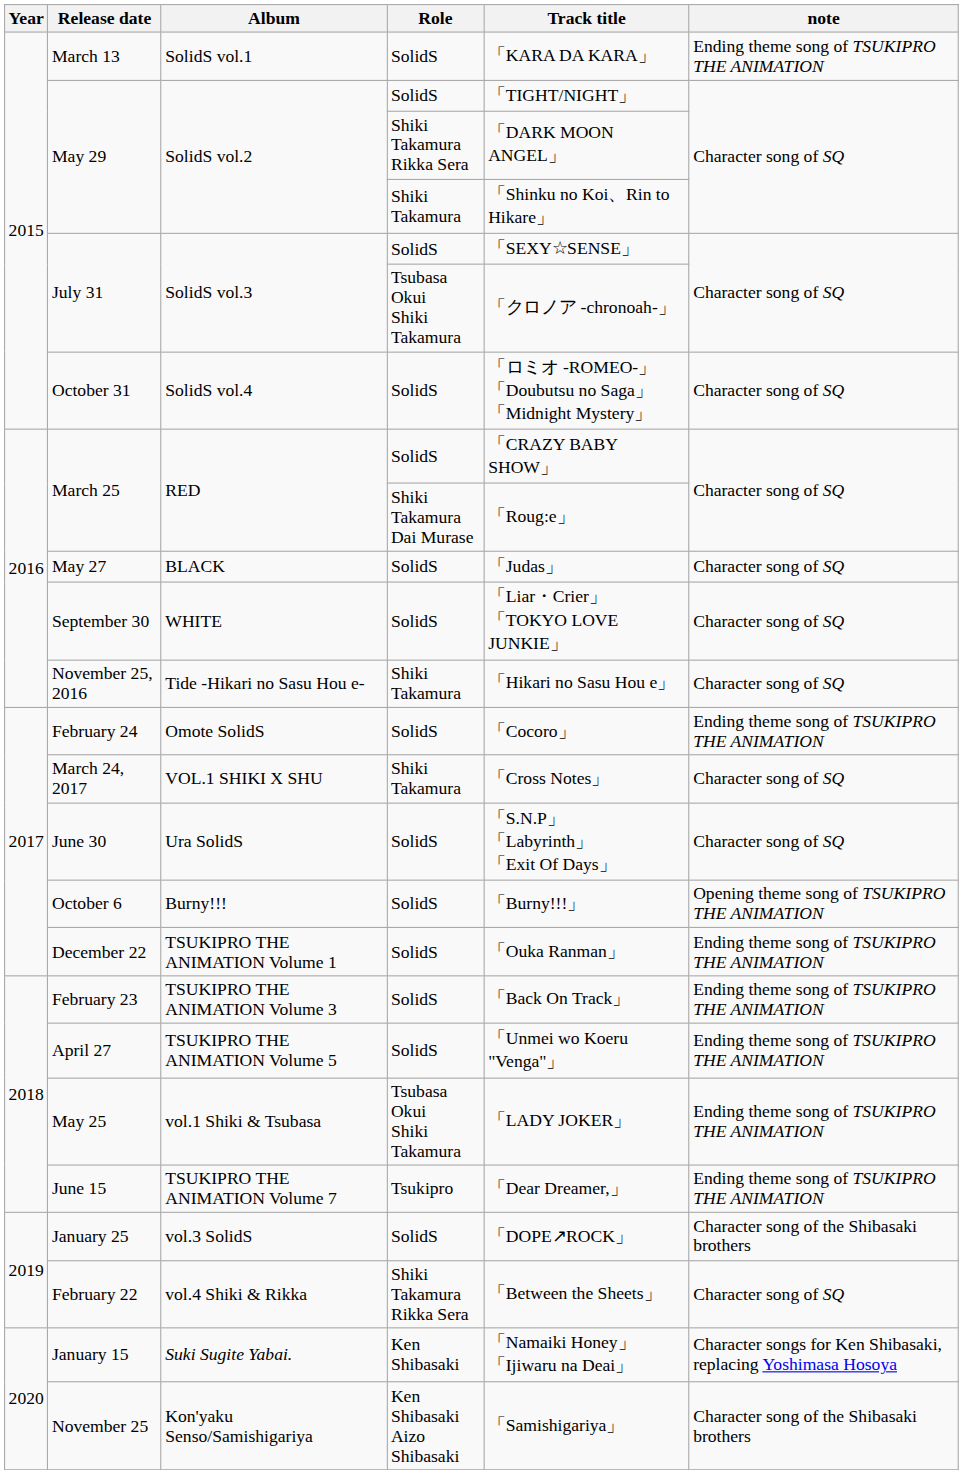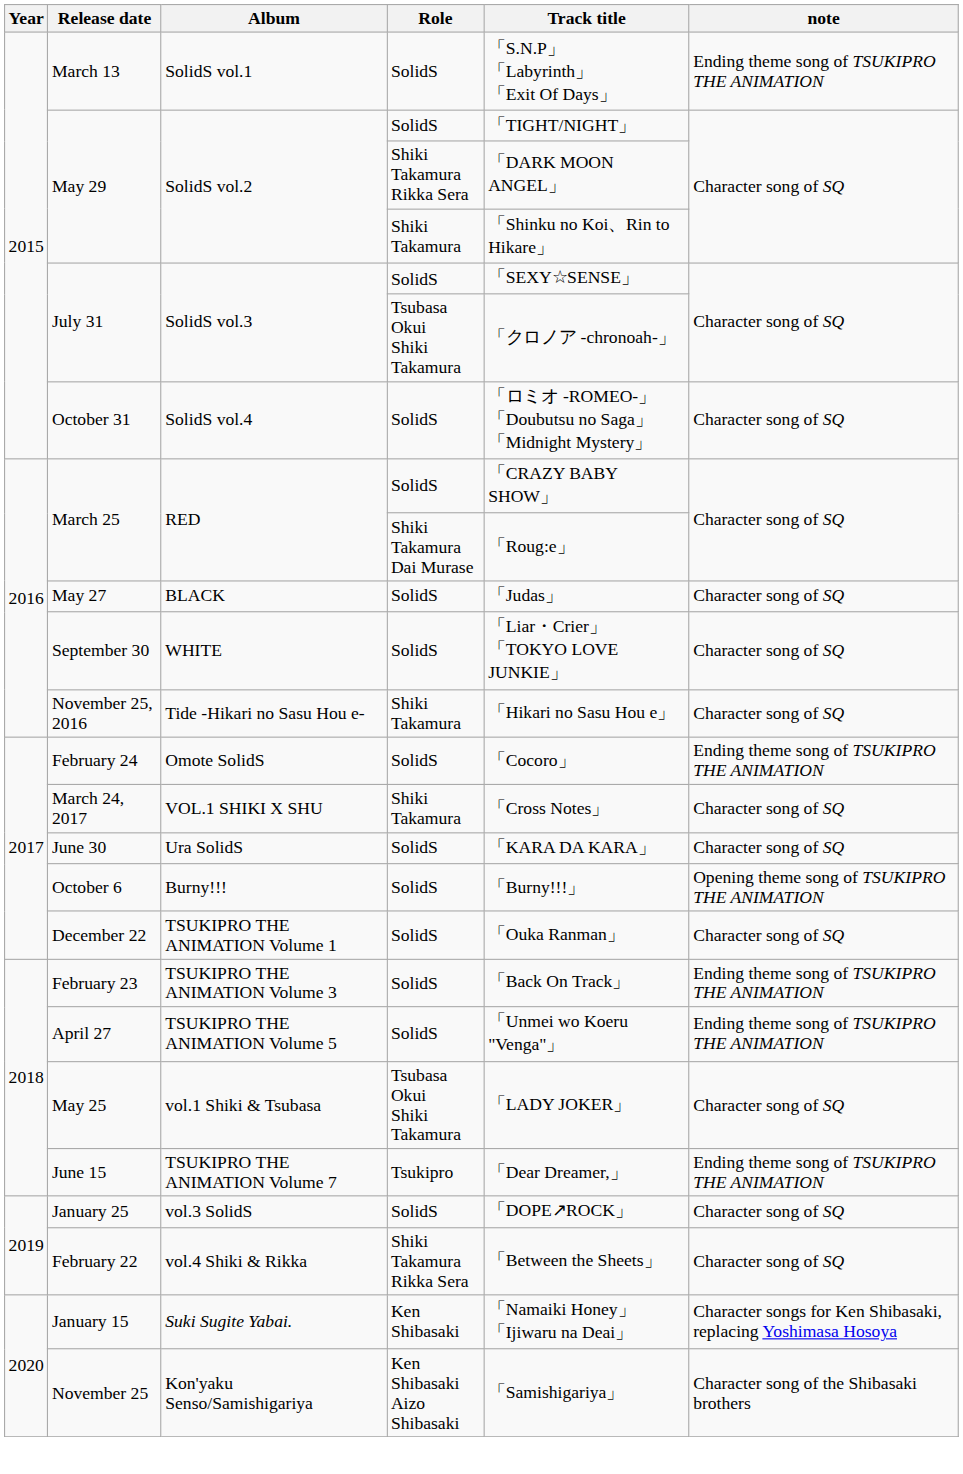(572, 55) 「KARA DA KARA」 -> (552, 70) 「S.N.P」 「Labyrinth」 「Exit Of Days」
(552, 840) 「S.N.P」 「Labyrinth」 「Exit Of Days」 -> (572, 847) 「KARA DA KARA」
(814, 951) Ending theme song of TSUKIPRO THE ANIMATION -> (769, 935) Character song of SQ
(814, 1121) Ending theme song of TSUKIPRO THE ANIMATION -> (769, 1104) Character song of SQ
(805, 1236) Character song of the Shibasaki brothers -> (769, 1211) Character song of SQ
